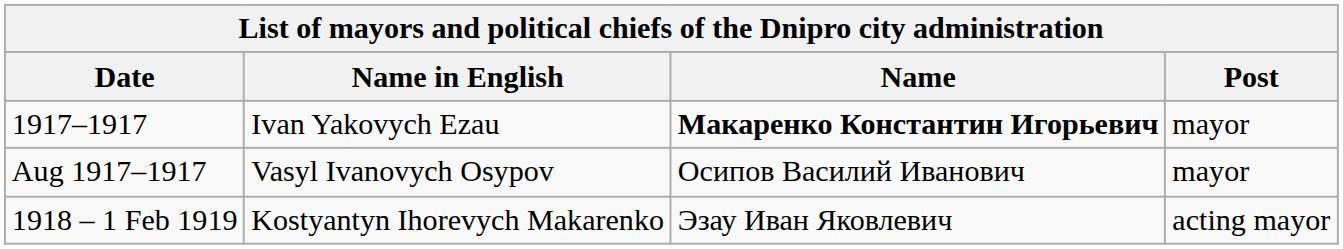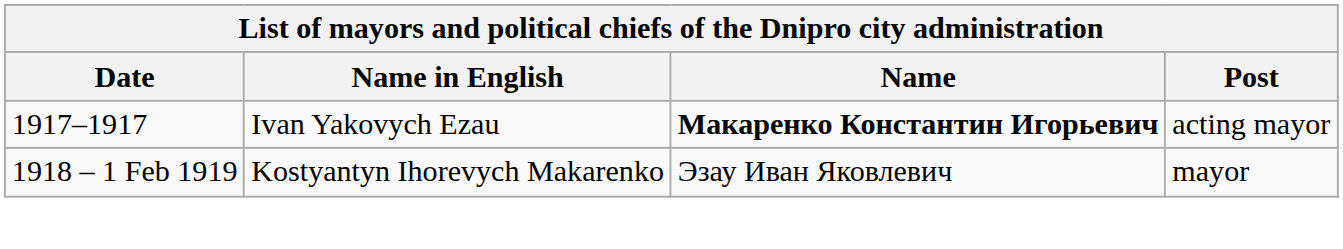(1211, 123) mayor -> (1251, 123) acting mayor
- row: (109, 171)
(1251, 219) acting mayor -> (1211, 171) mayor
